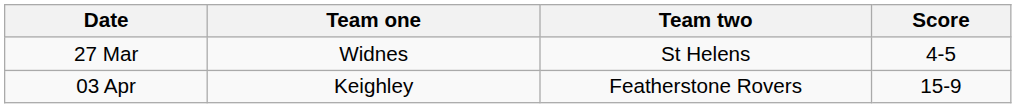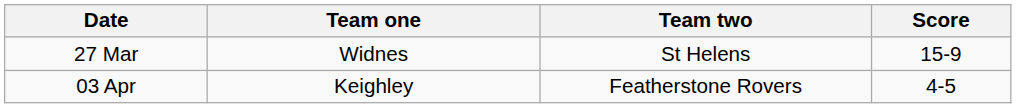(941, 53) 4-5 -> (941, 53) 15-9
(941, 86) 15-9 -> (941, 86) 4-5
